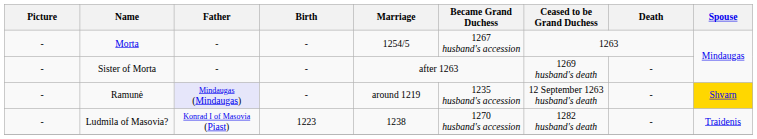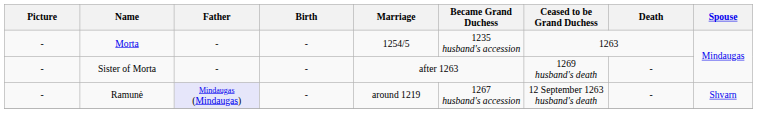(481, 43) 1267 husband's accession -> (481, 43) 1235 husband's accession
(481, 95) 1235 husband's accession -> (481, 95) 1267 husband's accession
(723, 95) gold background -> (723, 95) no background
- row: (127, 121)
